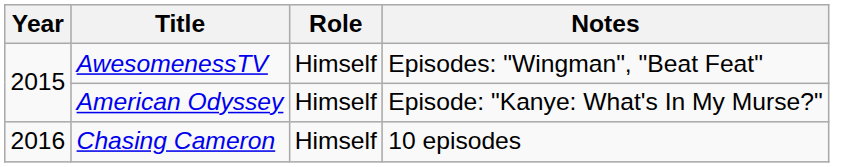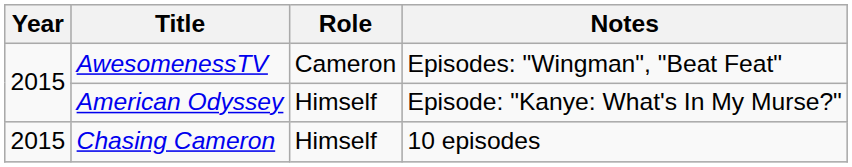(336, 63) Himself -> (345, 63) Cameron
(38, 141) 2016 -> (38, 141) 2015
